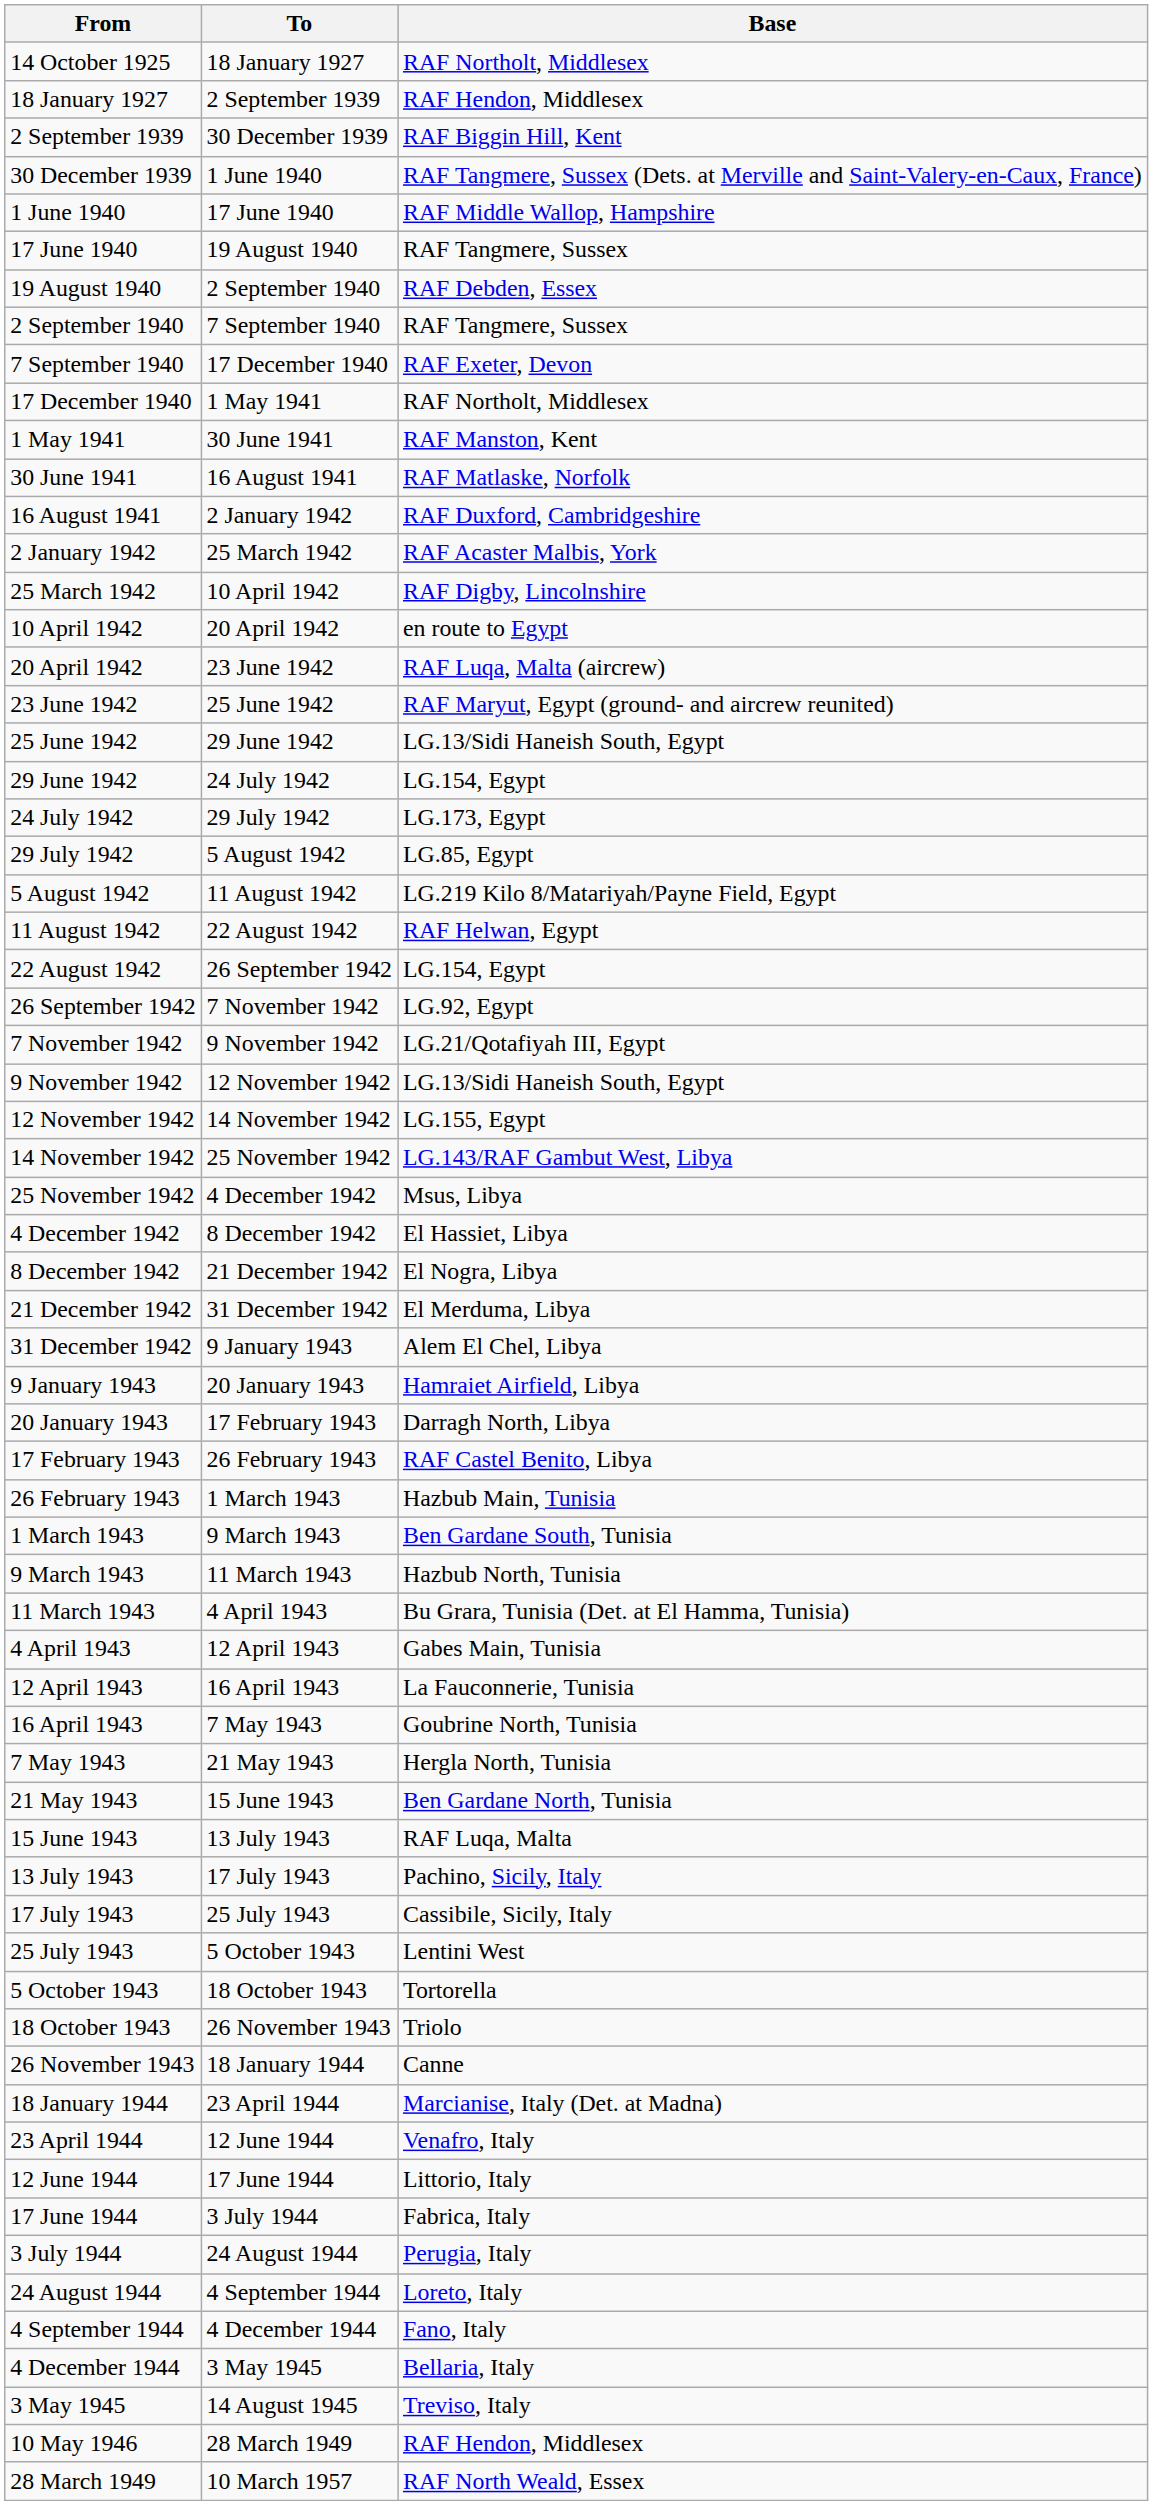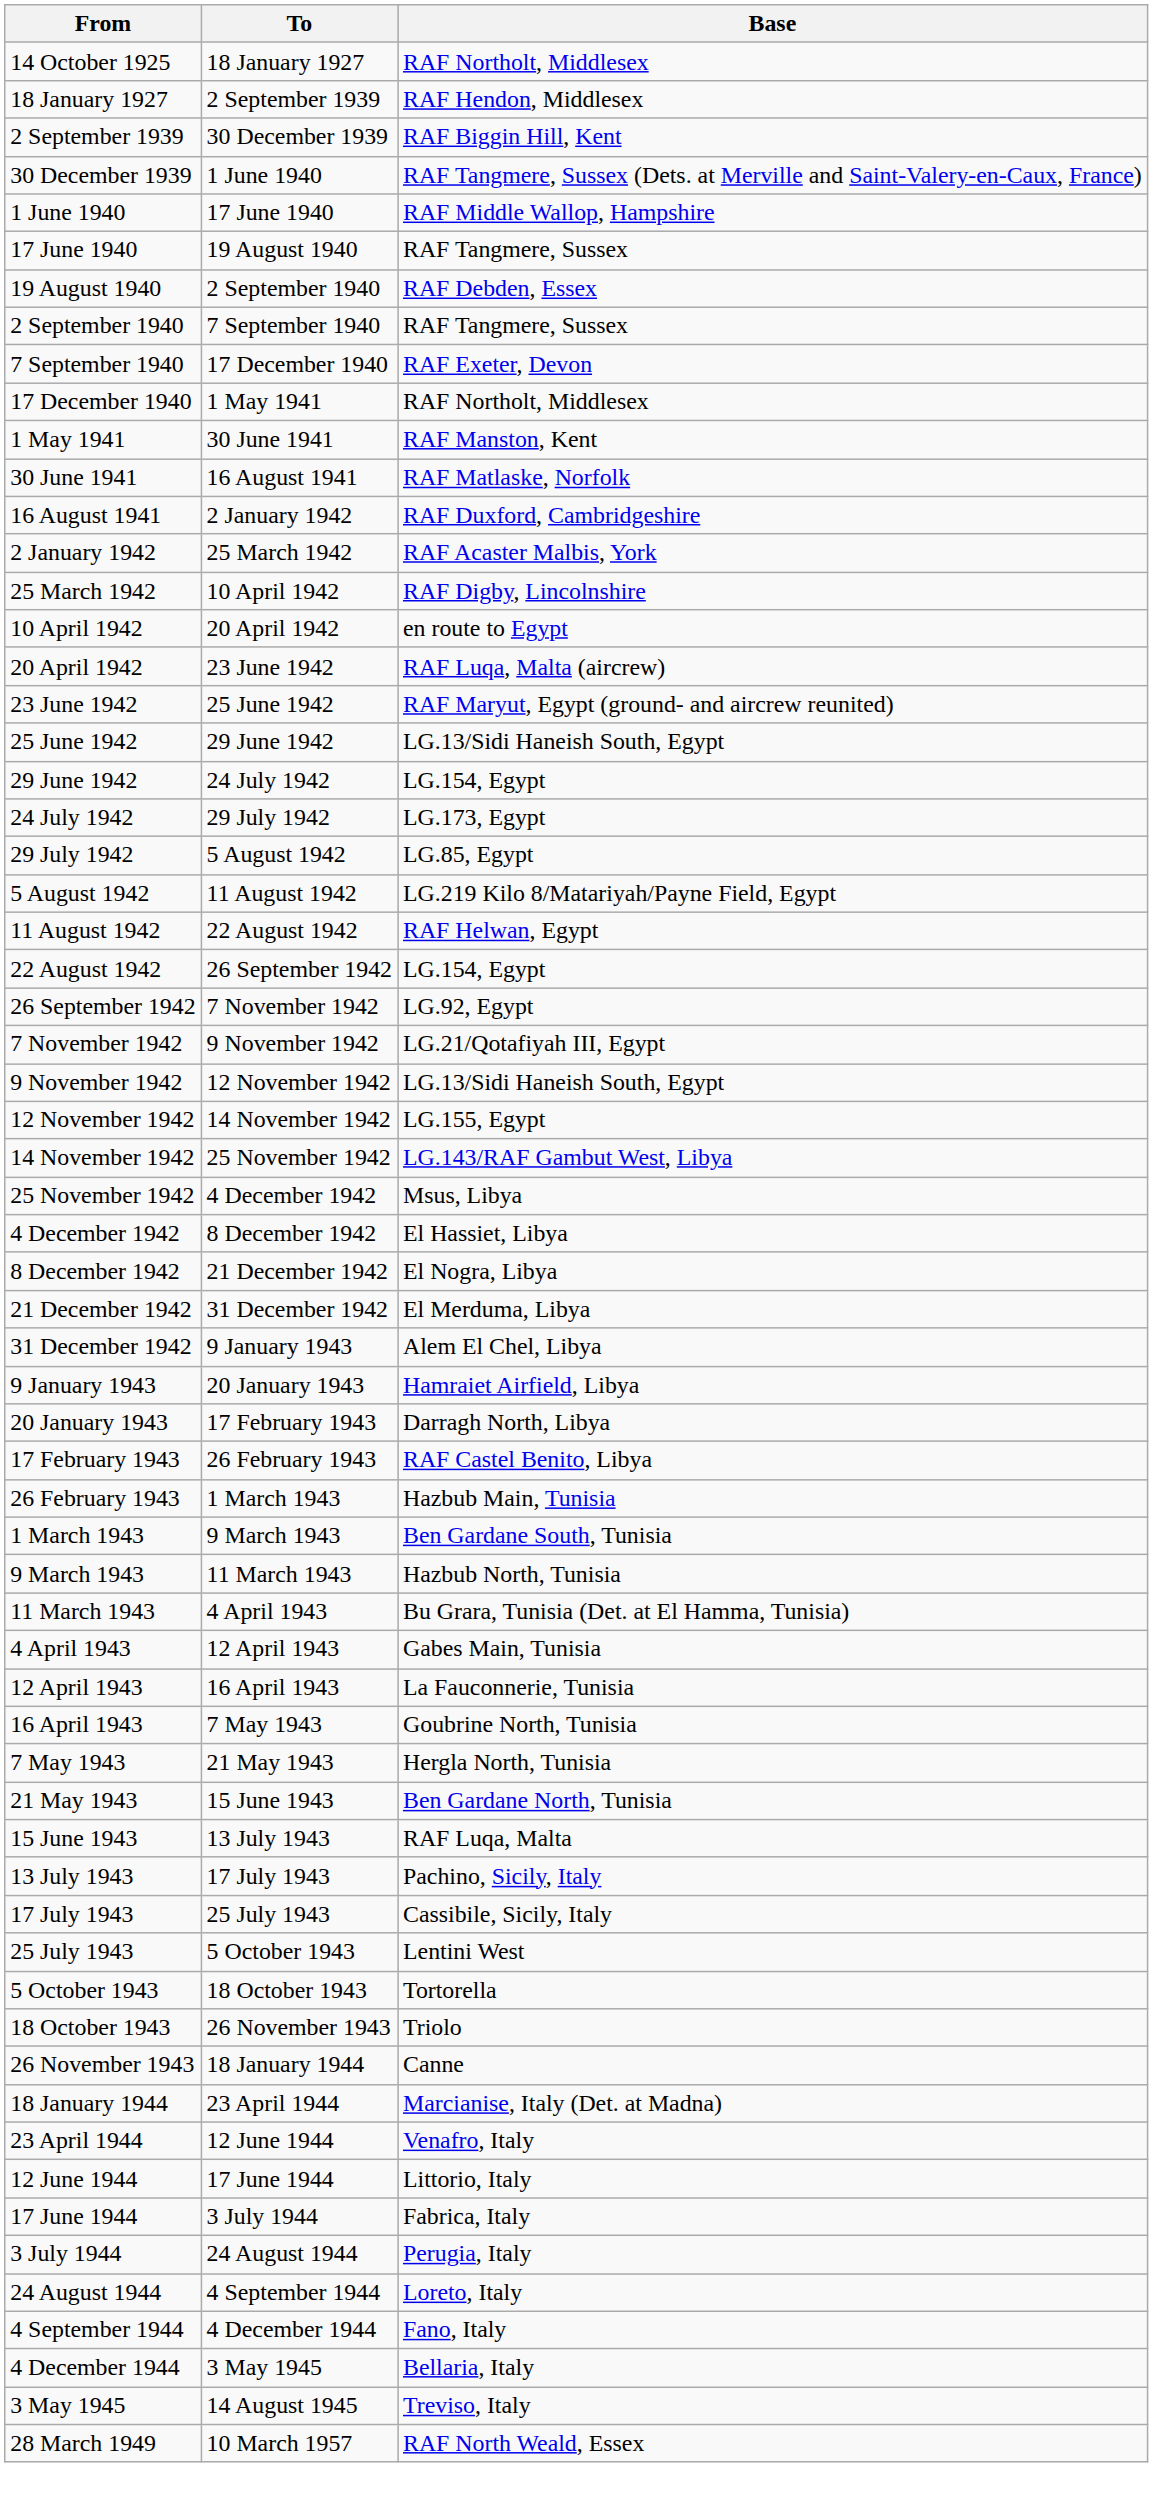- row: (74, 2443)
